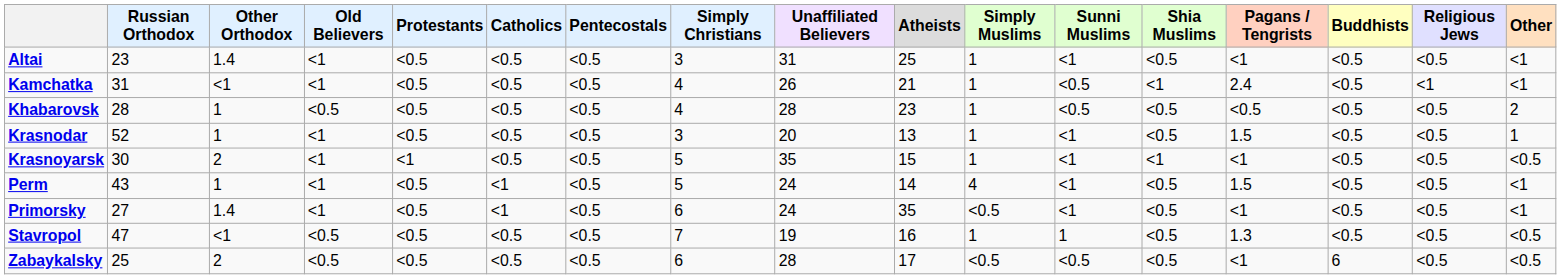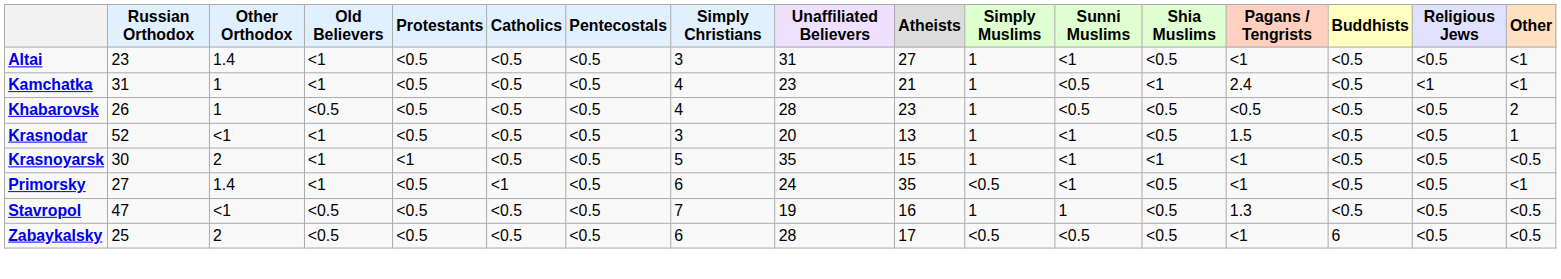(907, 60) 25 -> (907, 60) 27
(222, 85) <1 -> (217, 85) 1
(788, 85) 26 -> (788, 85) 23
(120, 110) 28 -> (120, 110) 26
(217, 135) 1 -> (222, 135) <1
- row: (28, 185)
